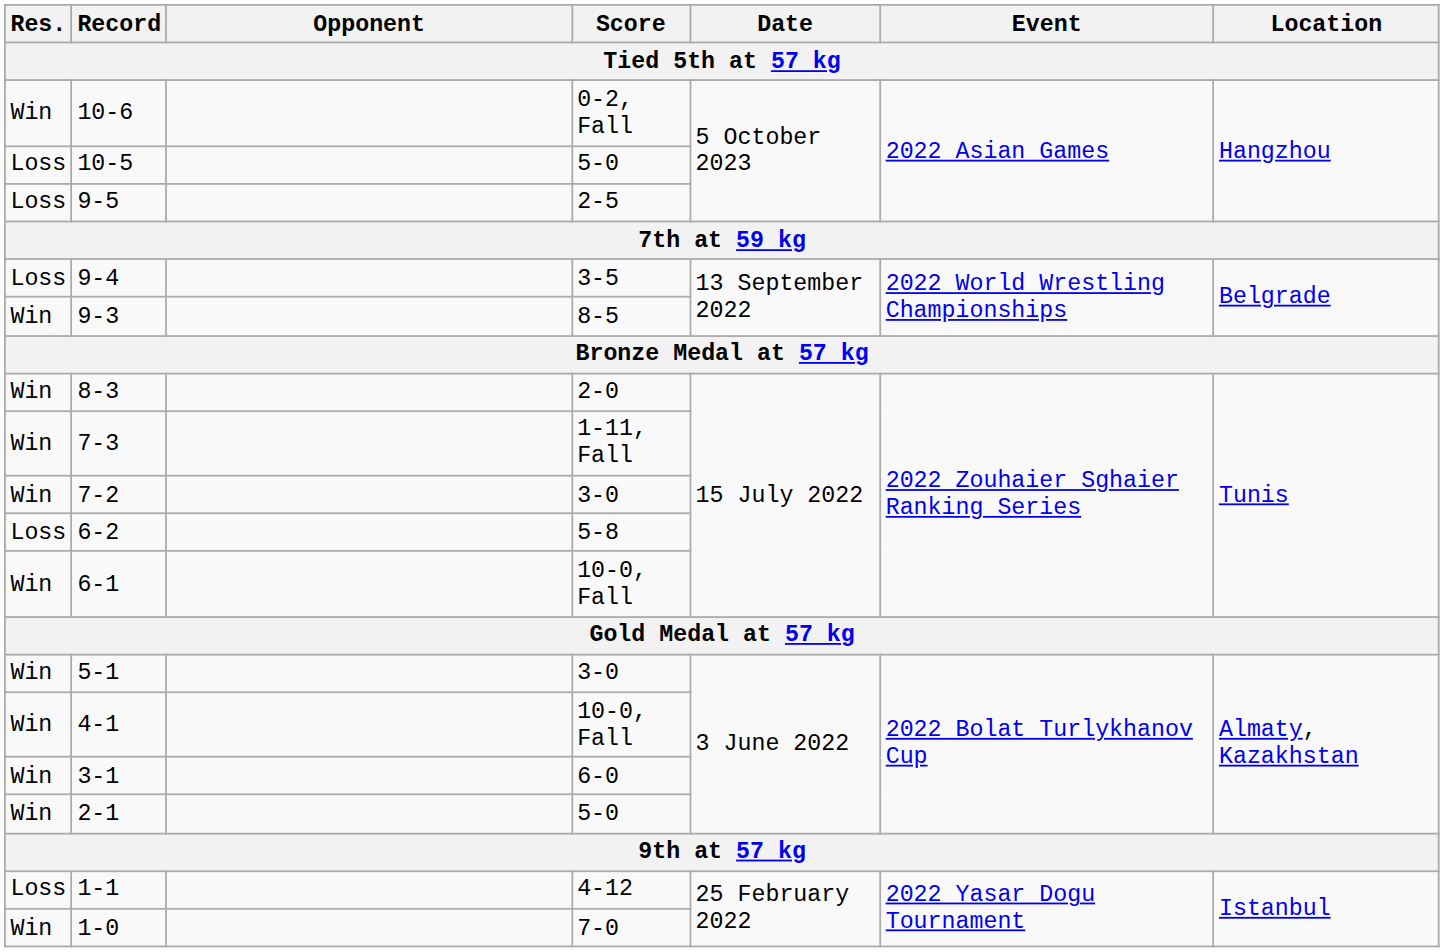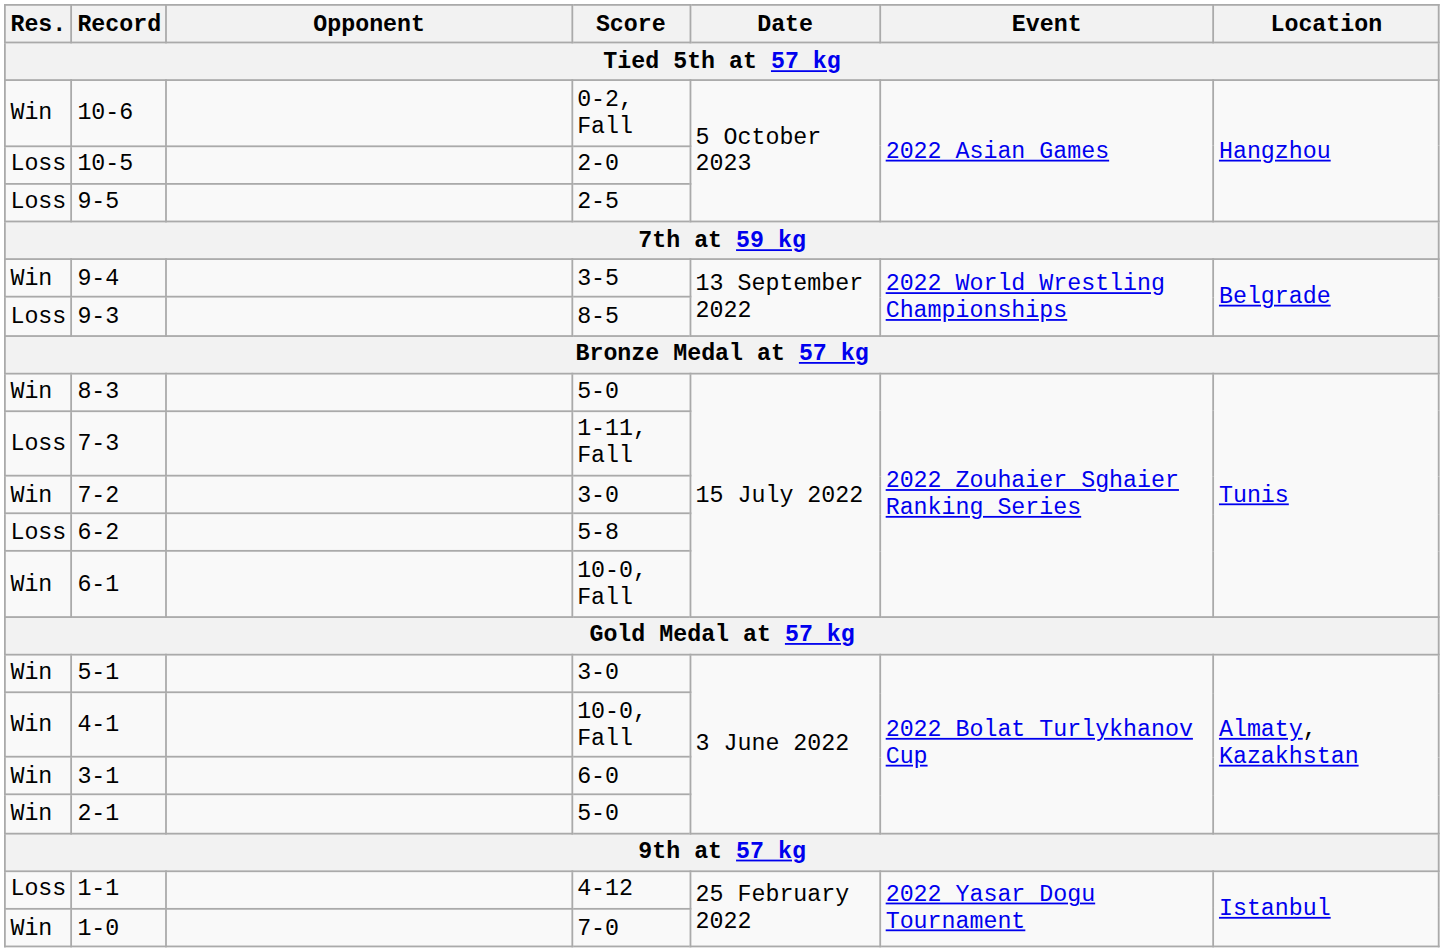(598, 164) 5-0 -> (598, 164) 2-0
(38, 278) Loss -> (31, 278) Win
(31, 316) Win -> (38, 316) Loss
(598, 392) 2-0 -> (598, 392) 5-0
(31, 443) Win -> (38, 443) Loss
